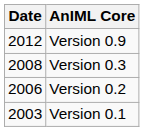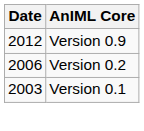- row: (88, 65)
